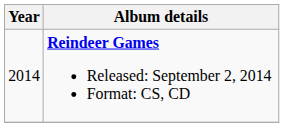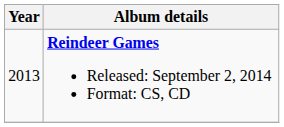(24, 75) 2014 -> (24, 75) 2013
